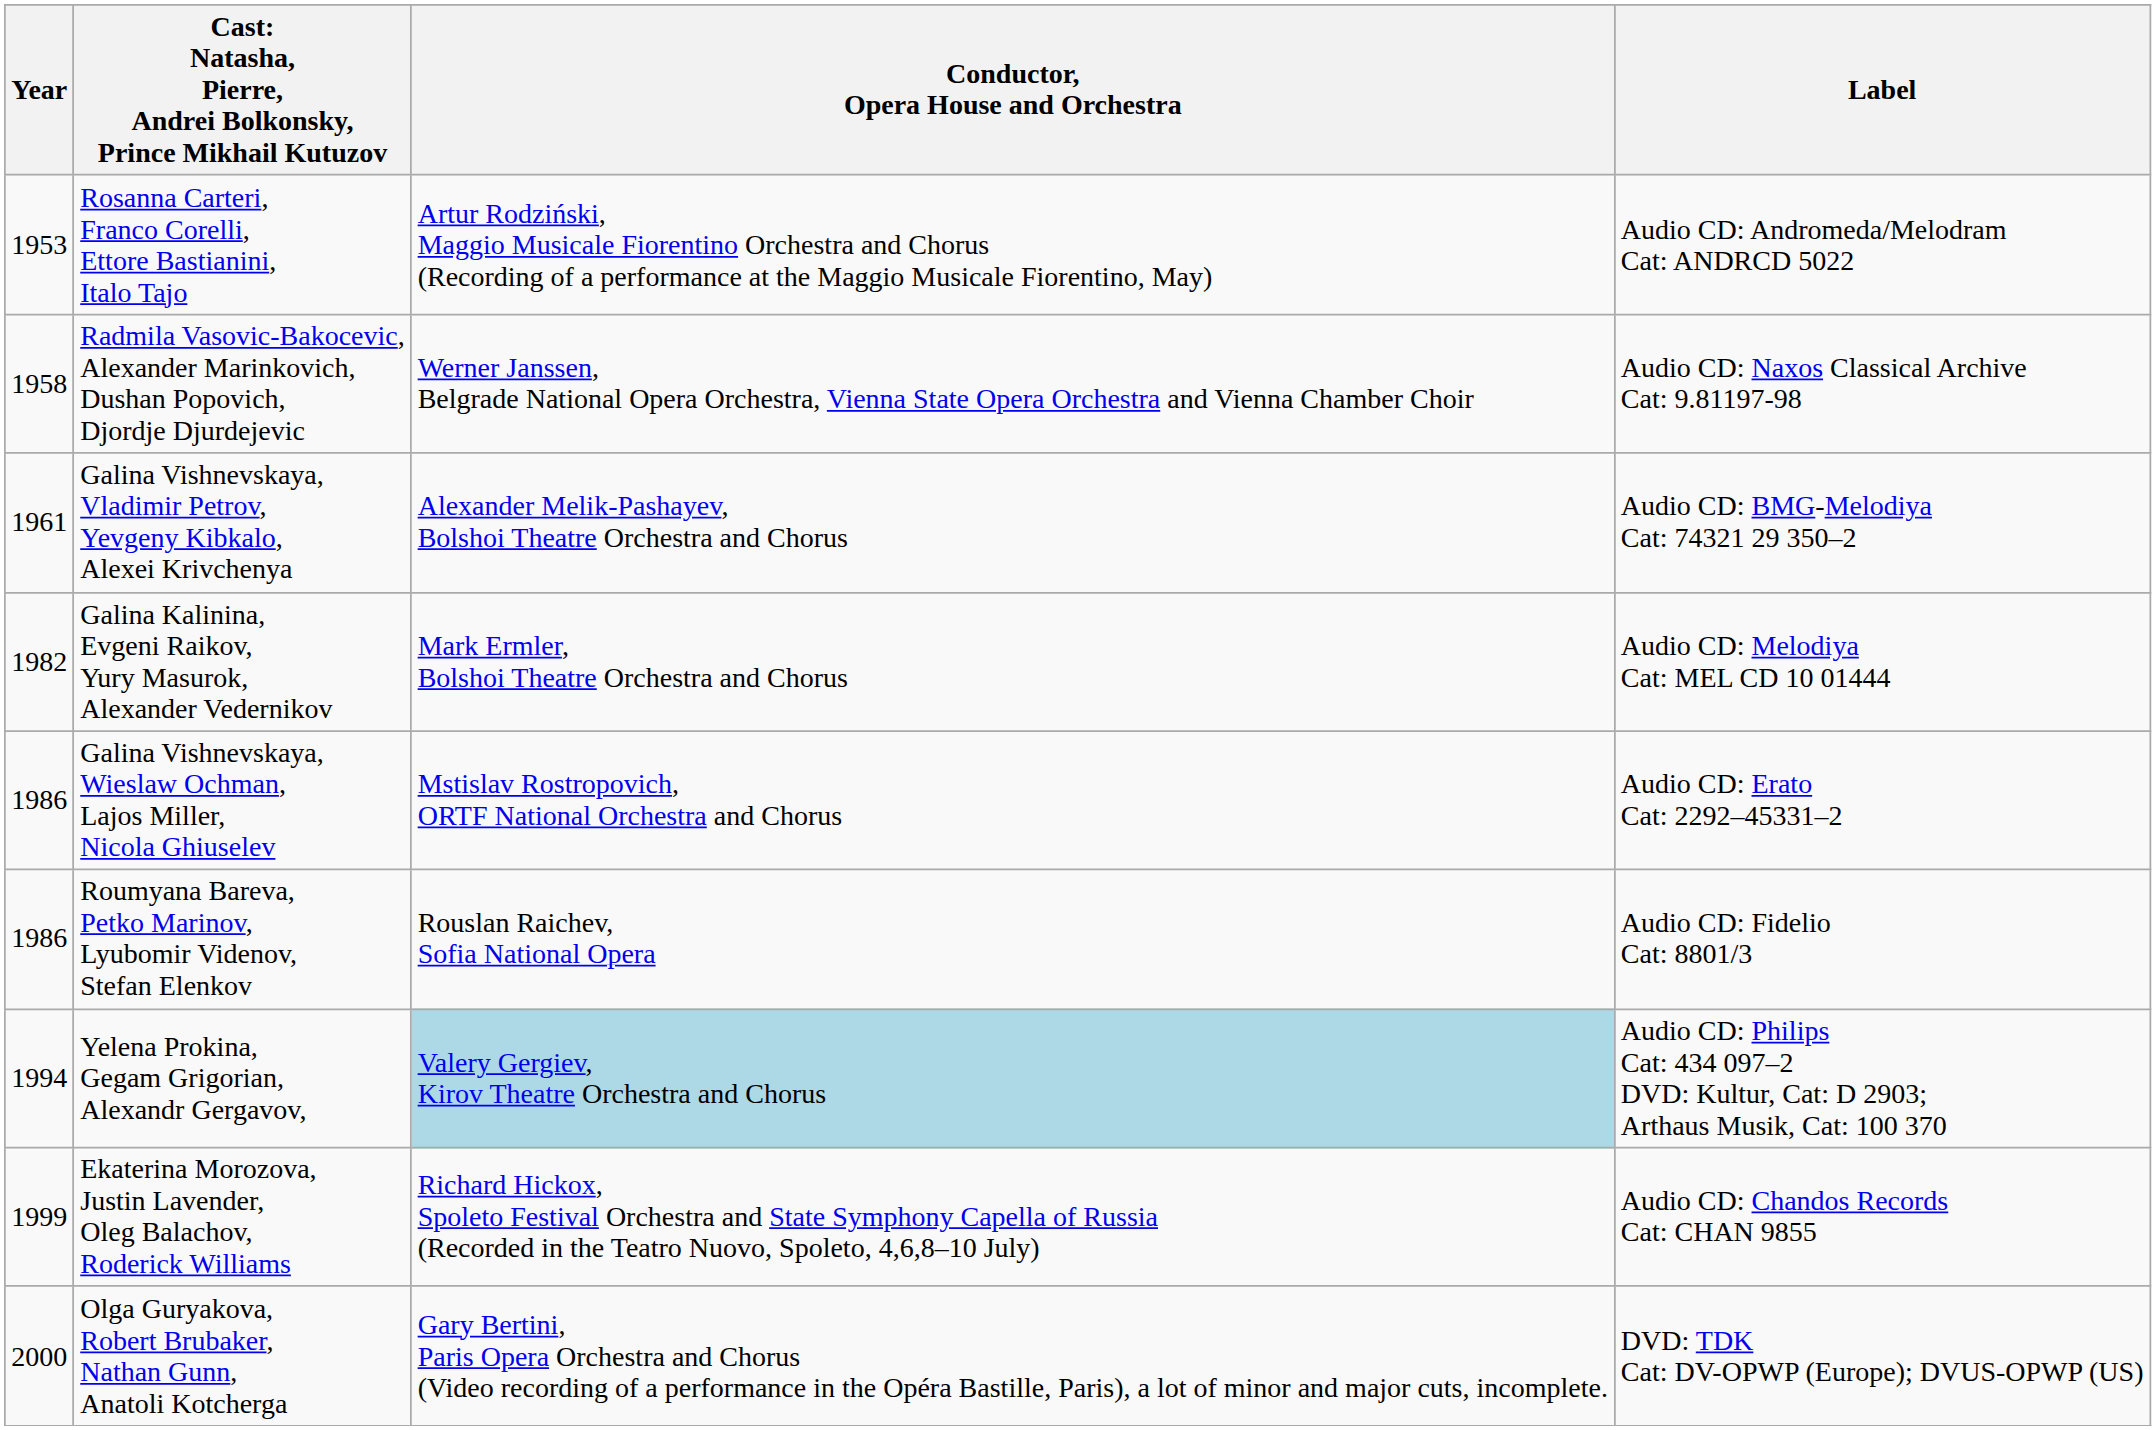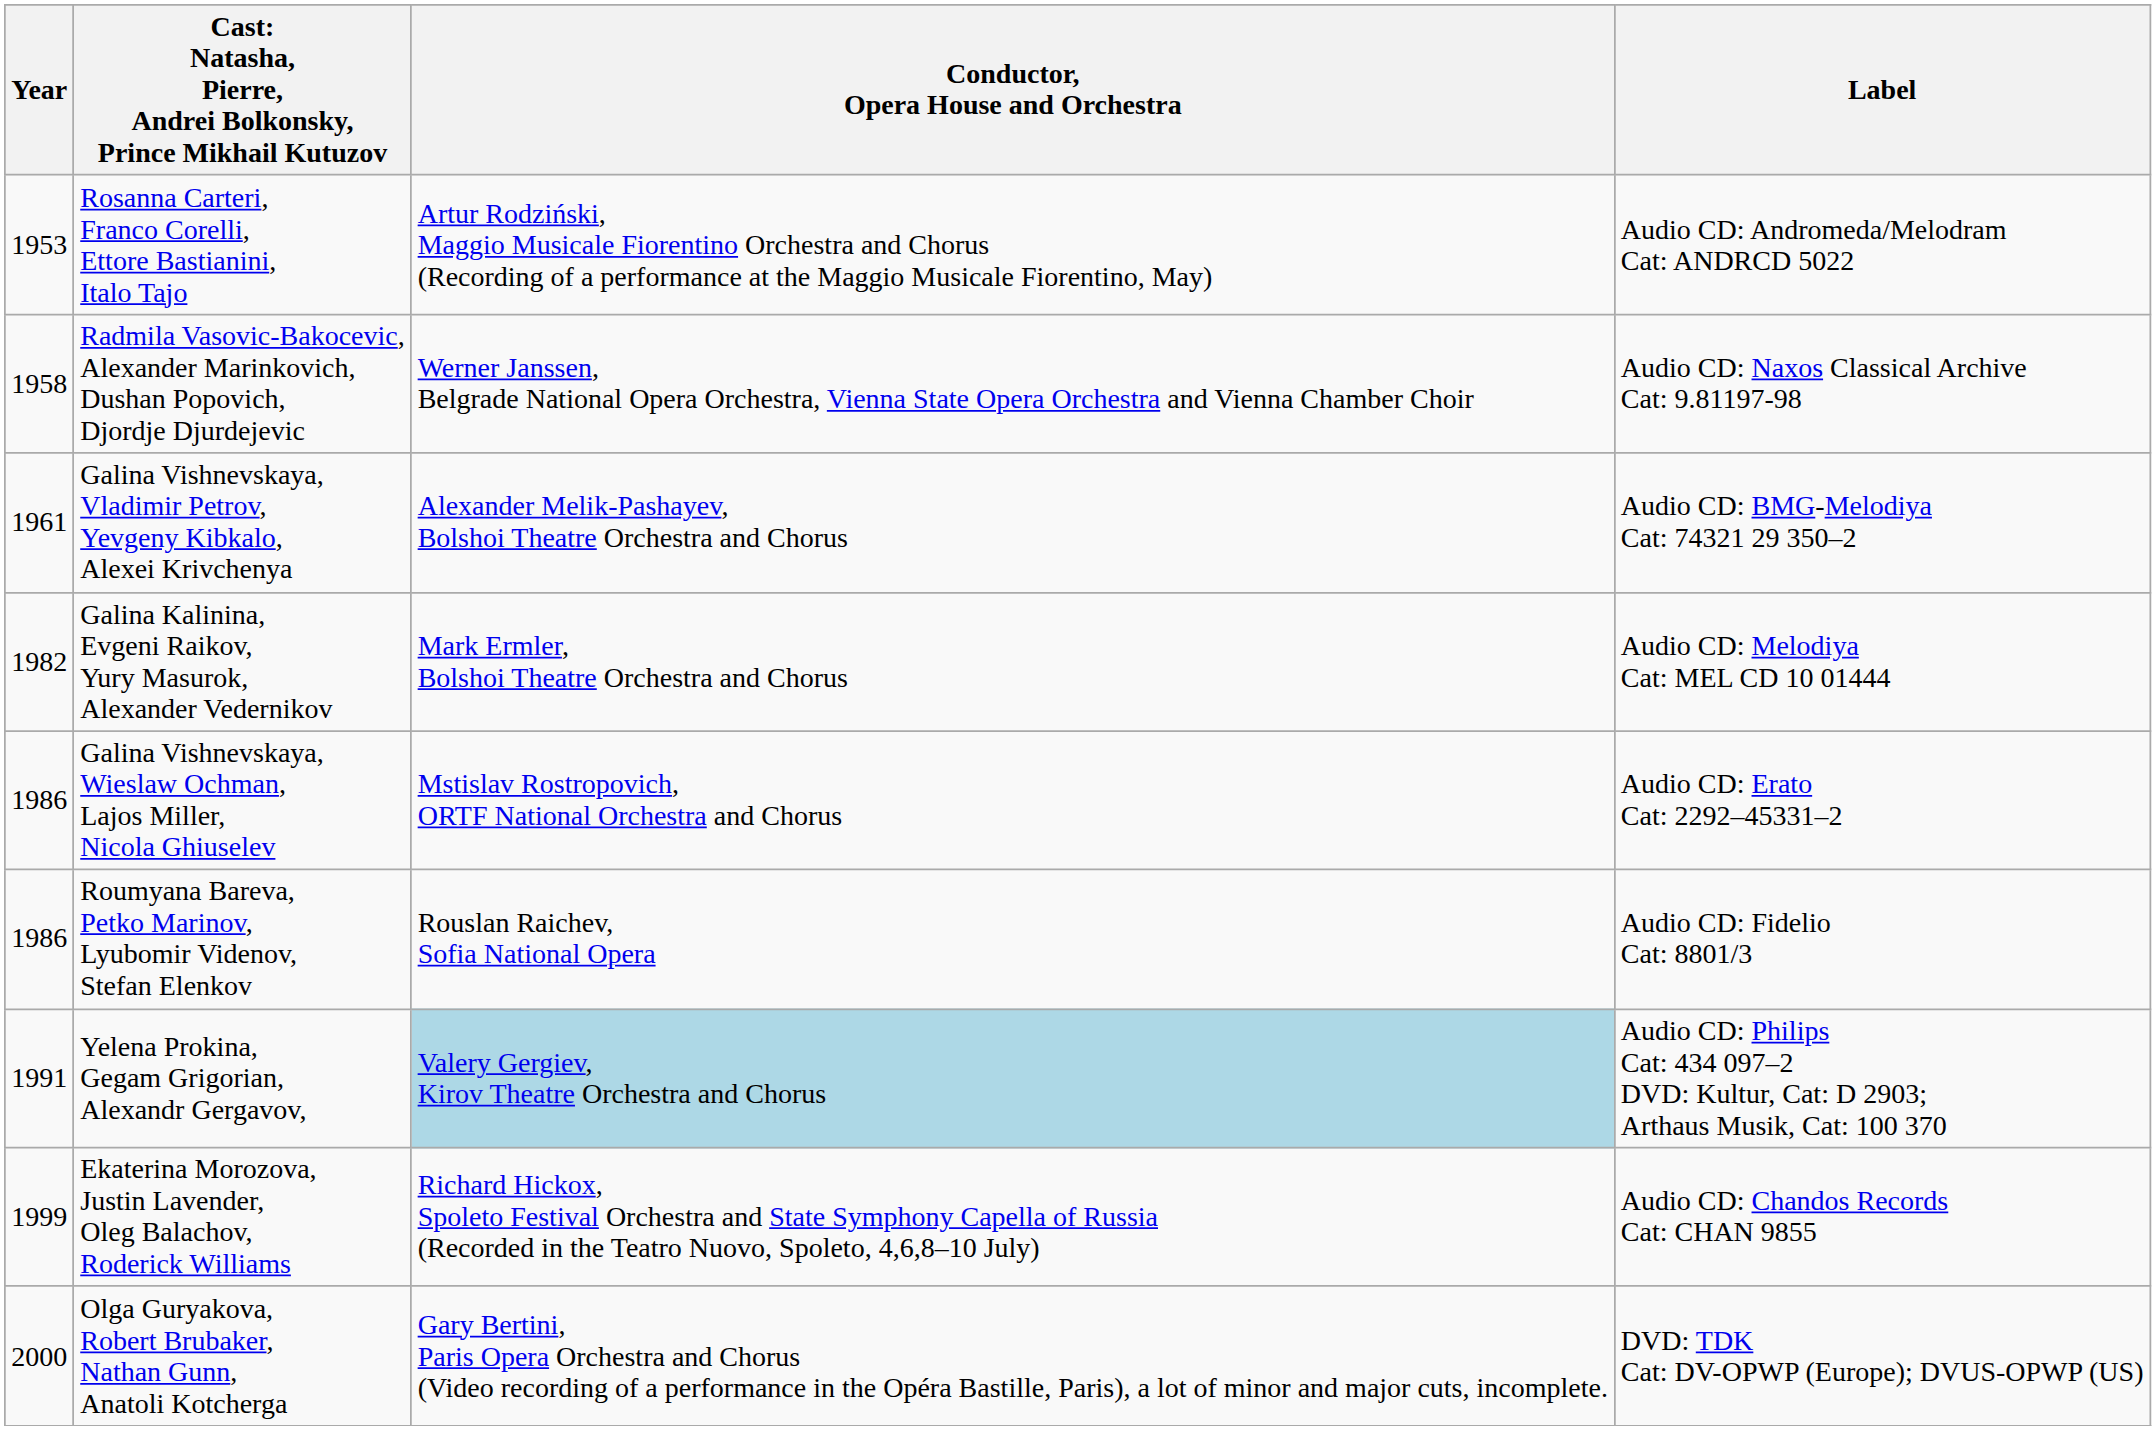(39, 1077) 1994 -> (39, 1077) 1991
